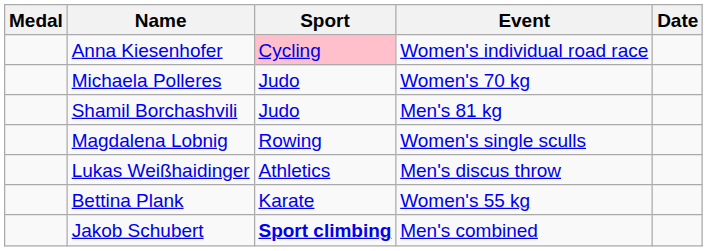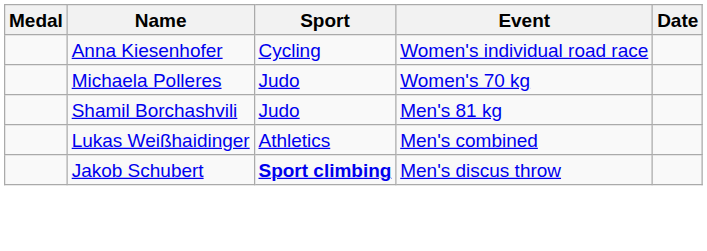(290, 50) pink background -> (290, 50) no background
- row: (150, 140)
(481, 170) Men's discus throw -> (469, 140) Men's combined
- row: (128, 200)
(469, 230) Men's combined -> (481, 170) Men's discus throw
